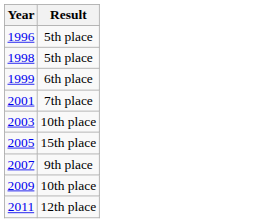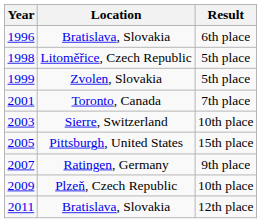+ column: (116, 15)
(68, 36) 5th place -> (226, 36) 6th place
(68, 79) 6th place -> (226, 79) 5th place
